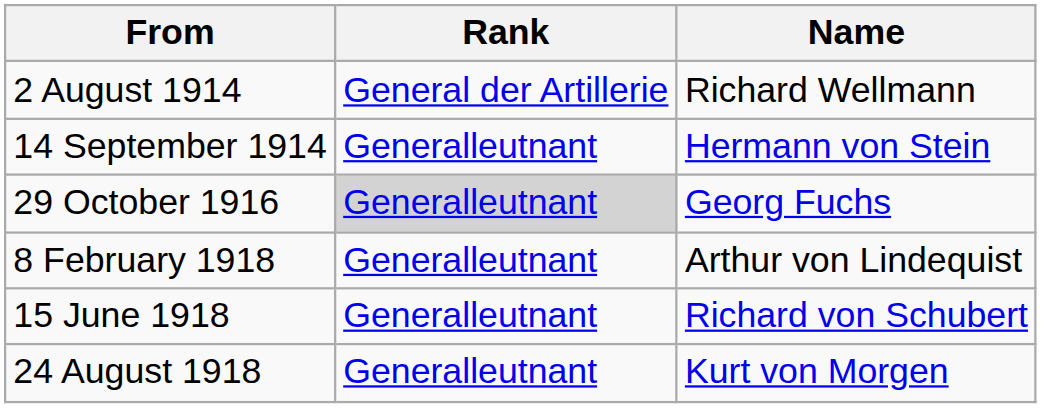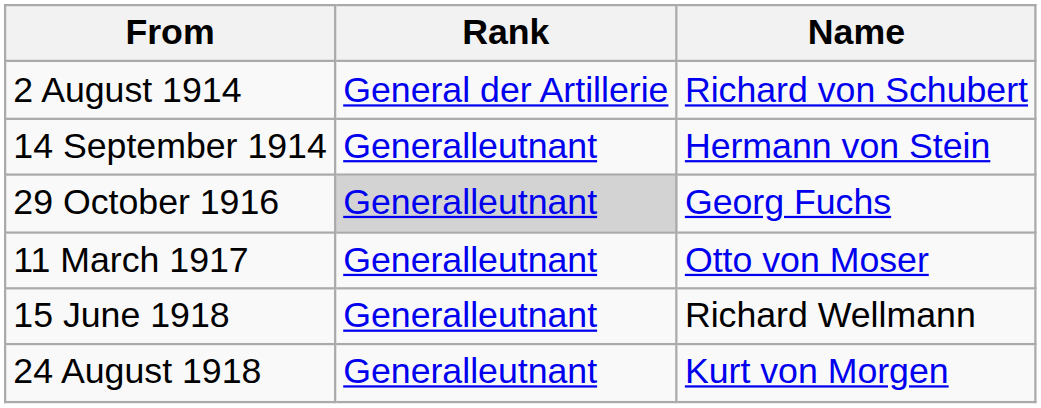(830, 89) Richard Wellmann -> (856, 89) Richard von Schubert
+ row: (131, 259)
- row: (144, 259)
(856, 315) Richard von Schubert -> (830, 315) Richard Wellmann
